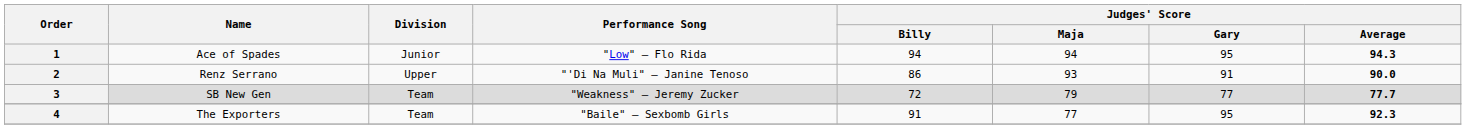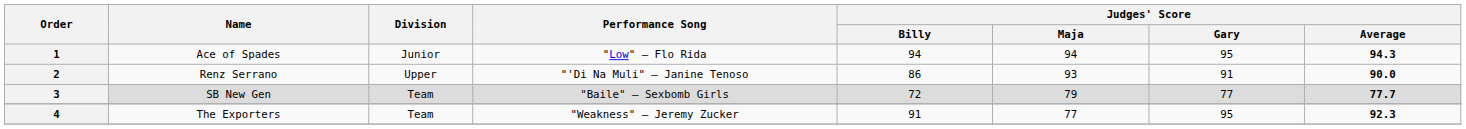(655, 94) "Weakness" – Jeremy Zucker -> (655, 94) "Baile" – Sexbomb Girls
(655, 114) "Baile" – Sexbomb Girls -> (655, 114) "Weakness" – Jeremy Zucker
